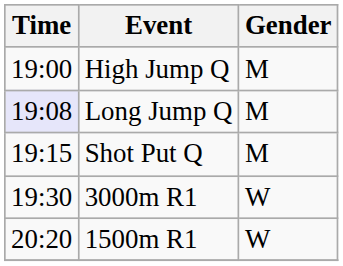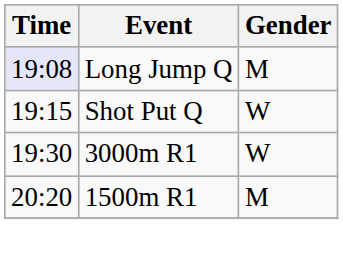- row: (157, 68)
(257, 153) M -> (258, 111) W
(258, 238) W -> (257, 196) M
